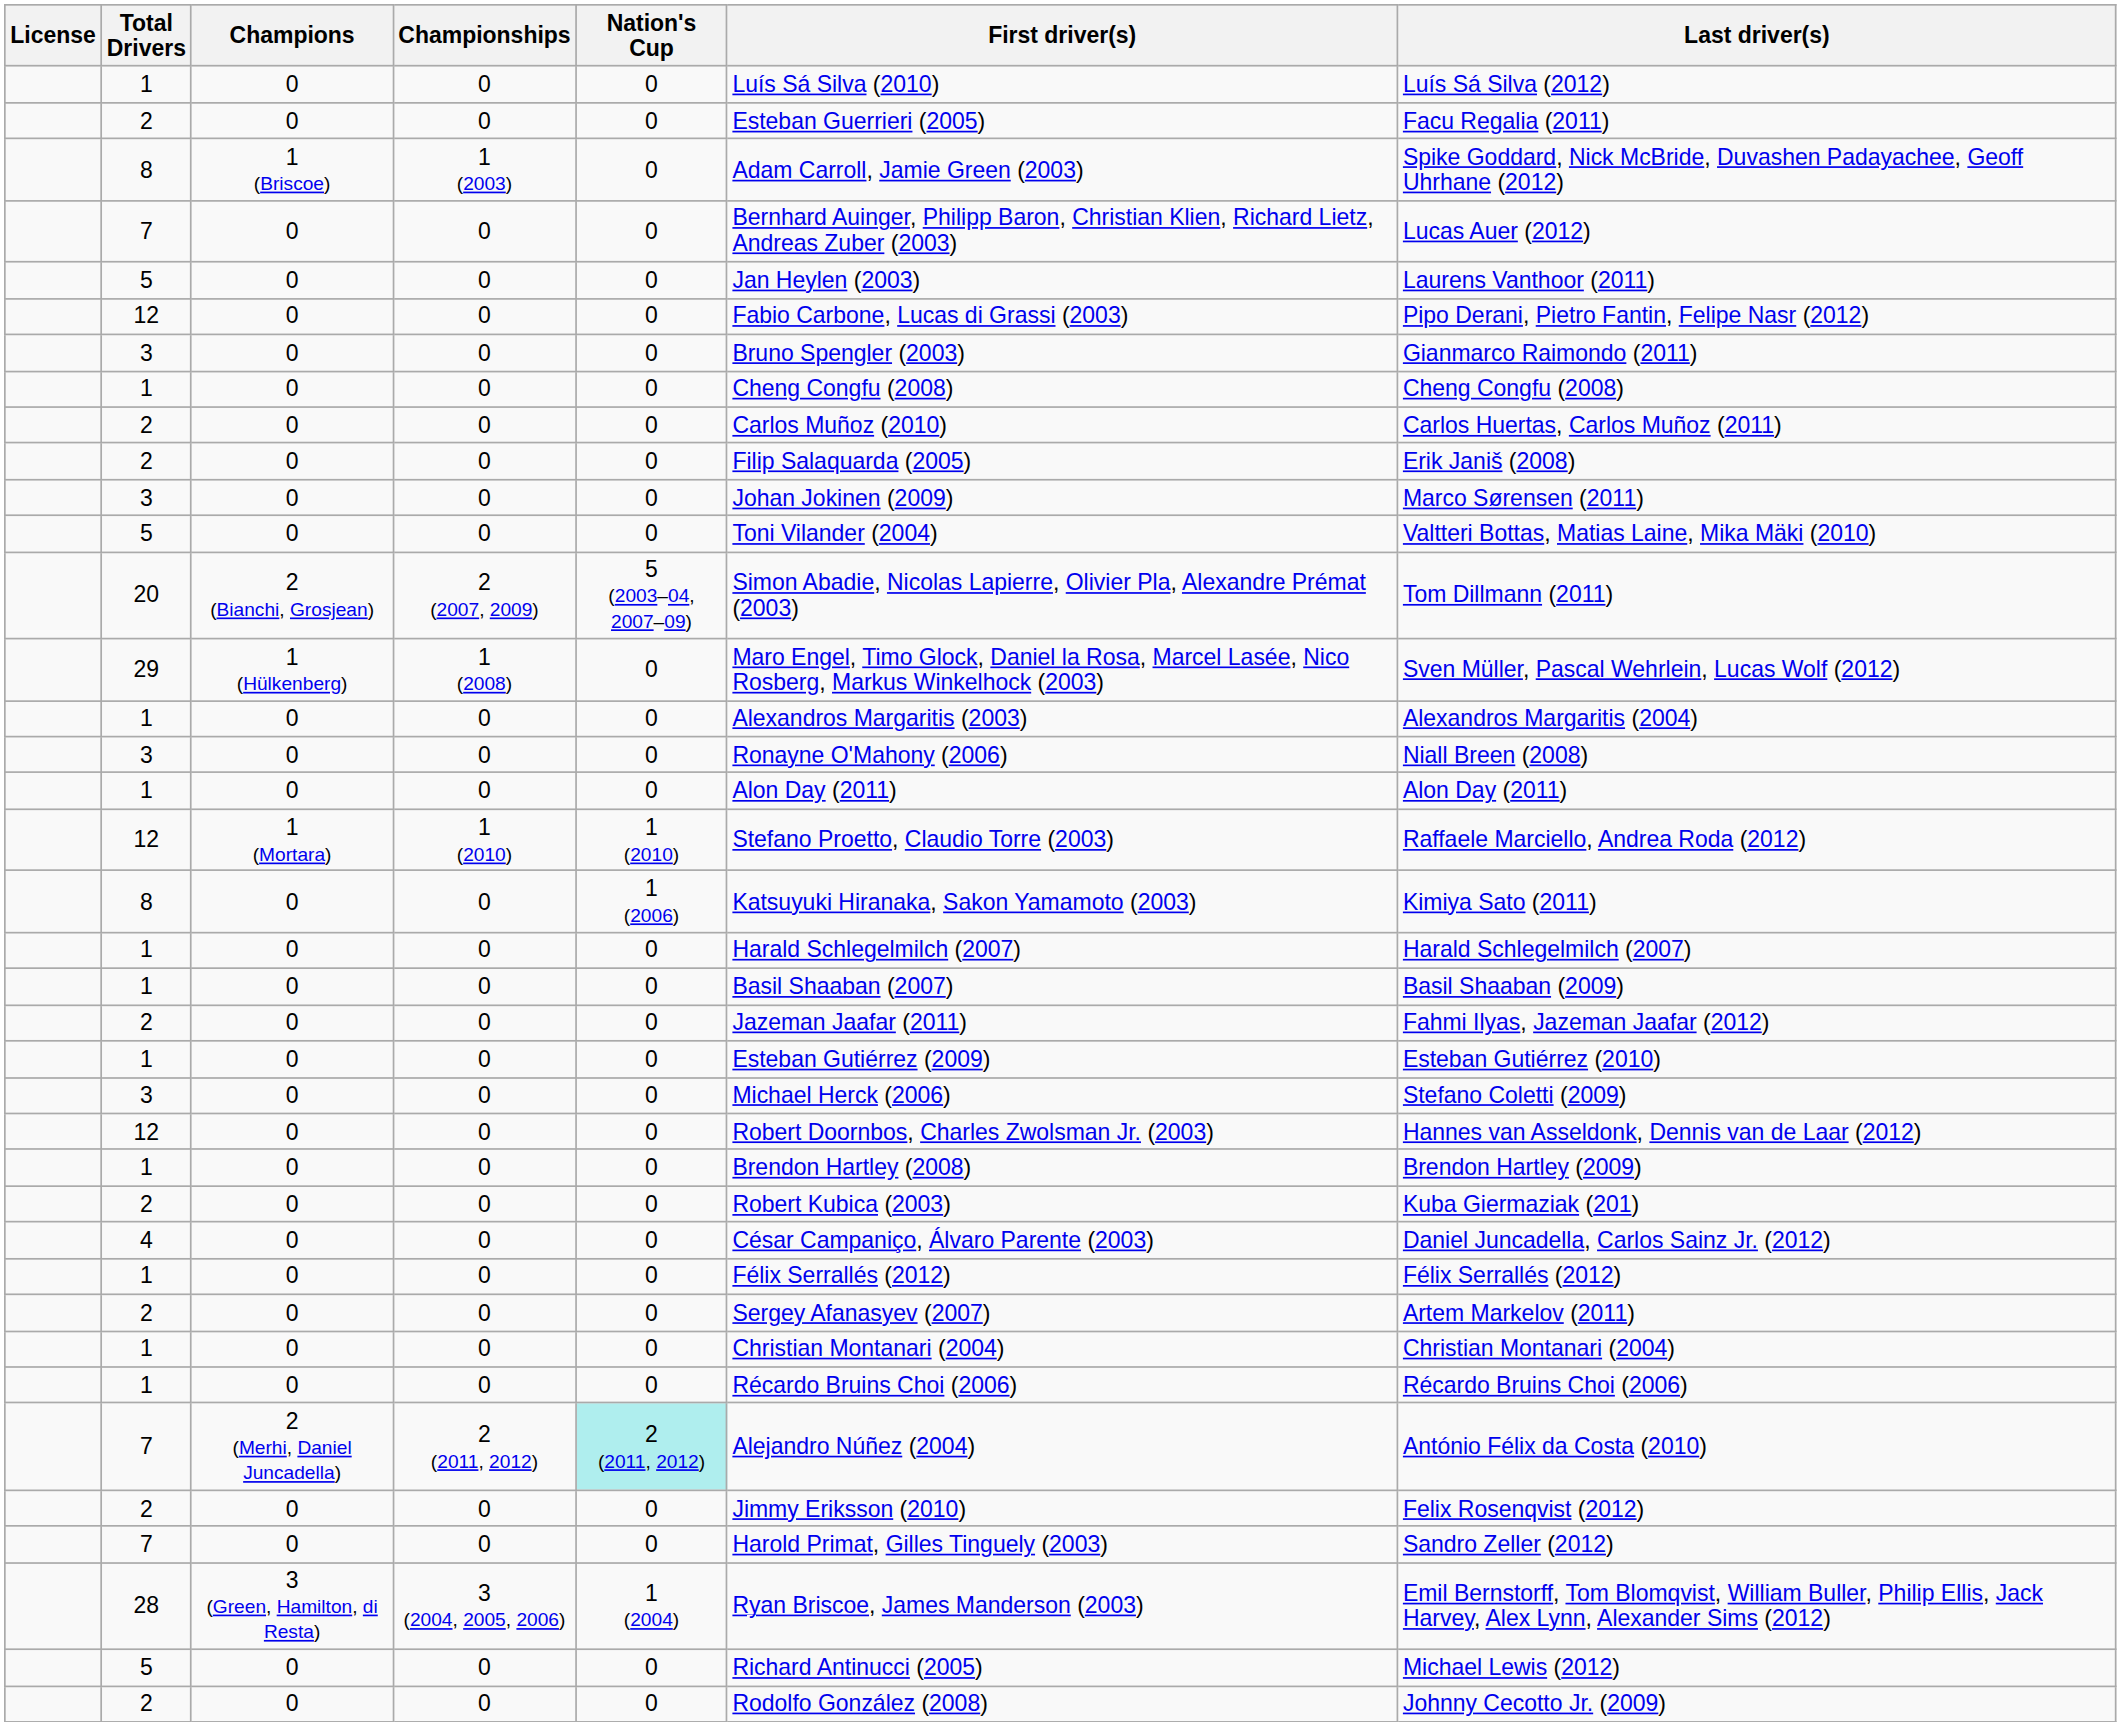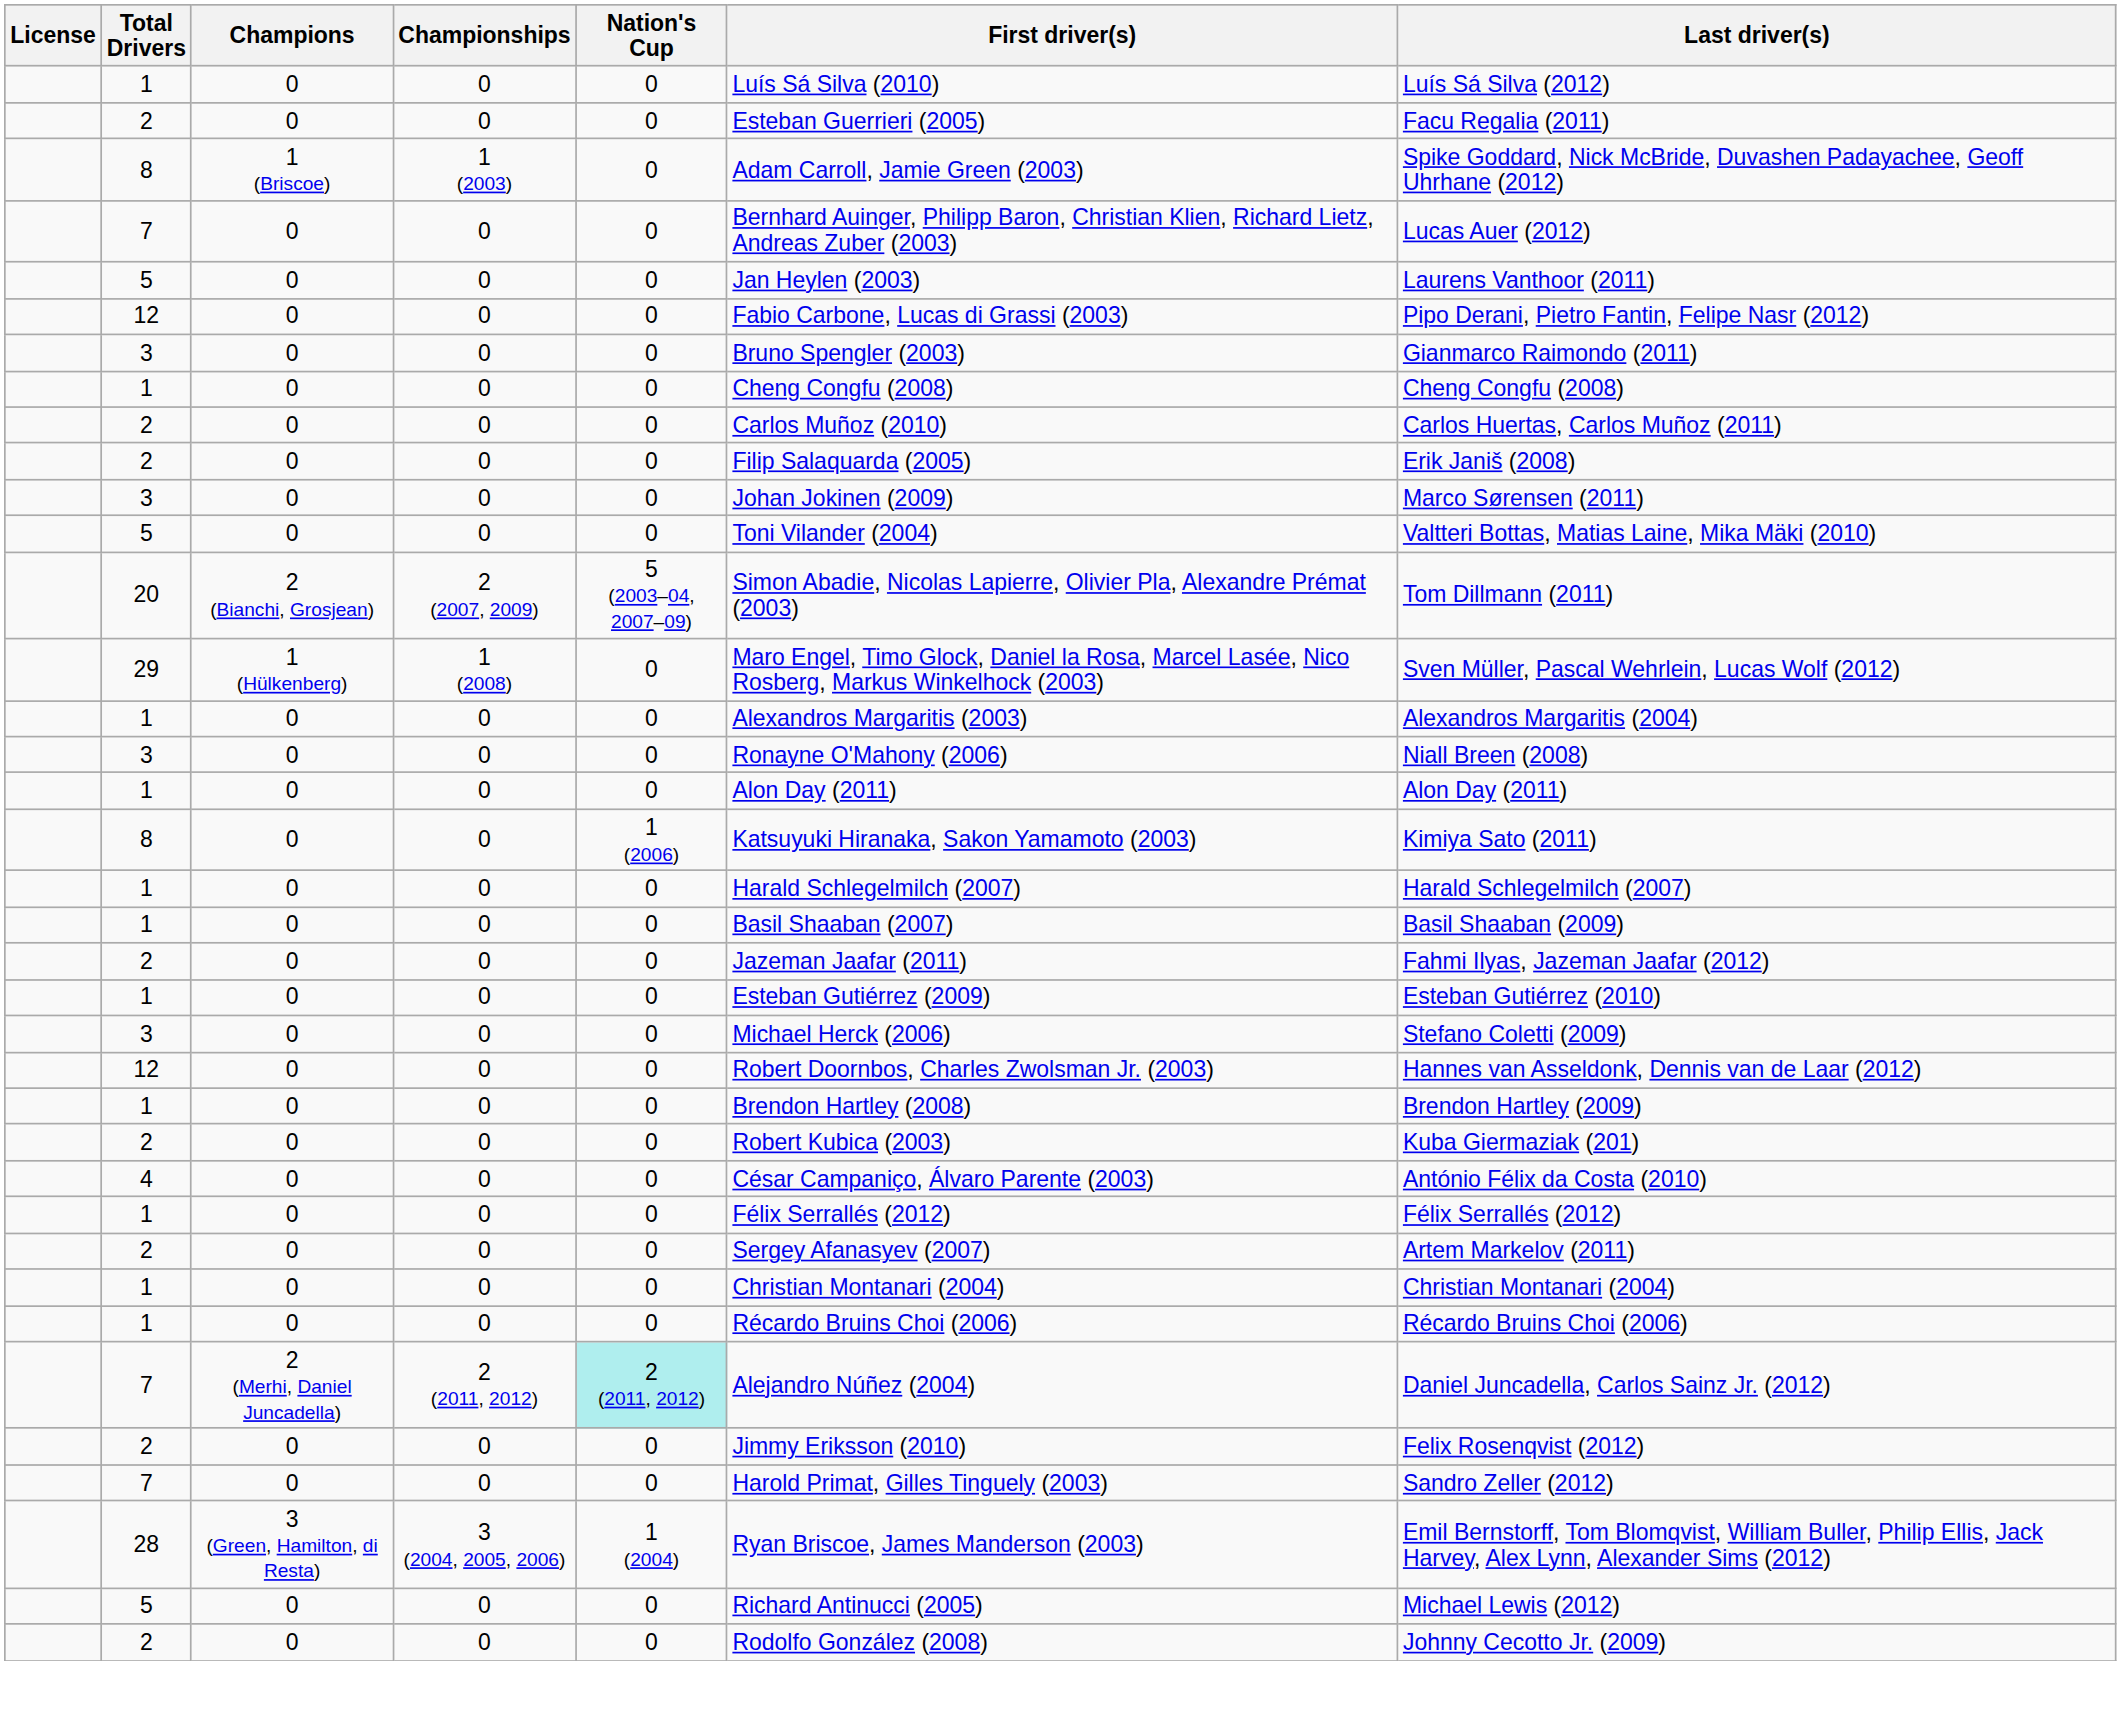- row: (146, 839)
(1617, 1240) Daniel Juncadella, Carlos Sainz Jr. (2012) -> (1555, 1178) António Félix da Costa (2010)
(1555, 1446) António Félix da Costa (2010) -> (1617, 1385) Daniel Juncadella, Carlos Sainz Jr. (2012)
